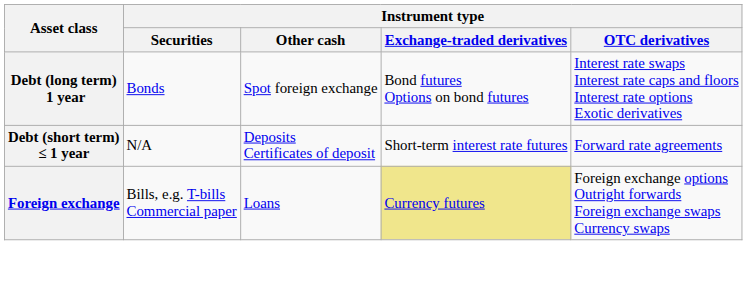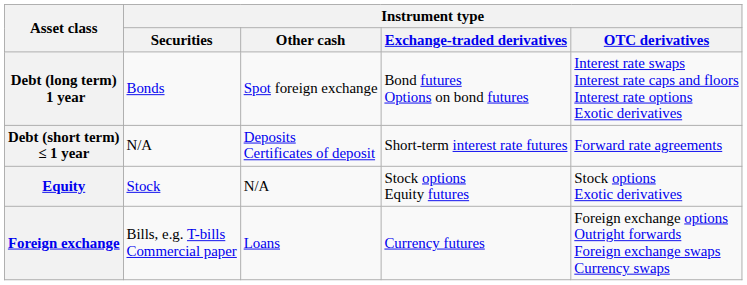+ row: (64, 186)
(435, 202) khaki background -> (435, 243) no background
